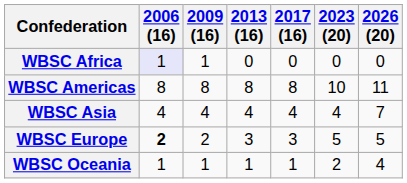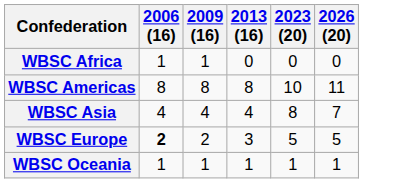- column: (293, 26)
(161, 61) lavender background -> (161, 61) no background
(337, 113) 4 -> (293, 113) 8
(337, 165) 2 -> (293, 165) 1
(380, 165) 4 -> (337, 165) 1
